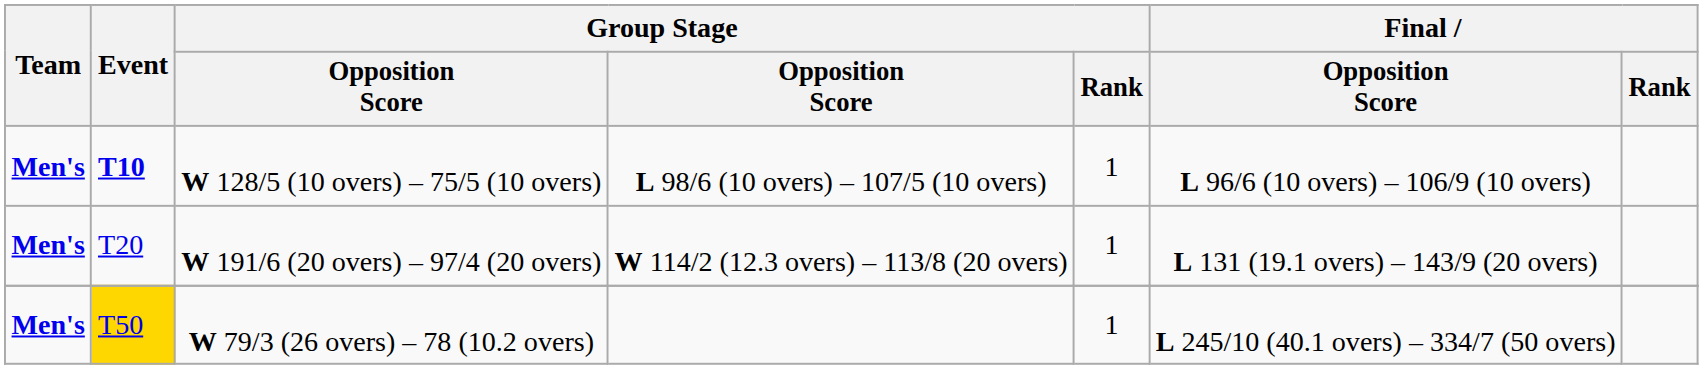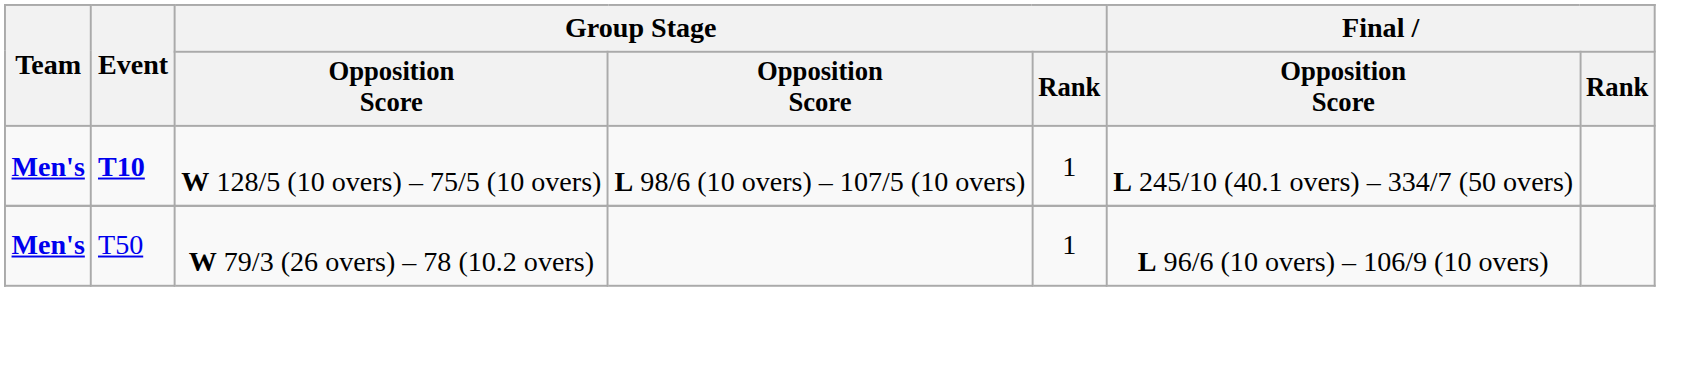(1386, 182) L 96/6 (10 overs) – 106/9 (10 overs) -> (1343, 182) L 245/10 (40.1 overs) – 334/7 (50 overs)
- row: (391, 261)
(121, 324) gold background -> (121, 245) no background
(1386, 341) L 245/10 (40.1 overs) – 334/7 (50 overs) -> (1343, 261) L 96/6 (10 overs) – 106/9 (10 overs)
